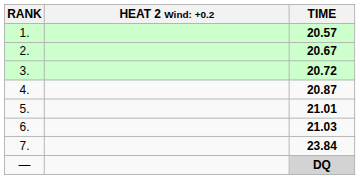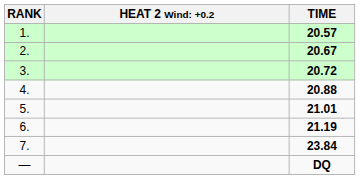(322, 90) 20.87 -> (322, 90) 20.88
(322, 128) 21.03 -> (322, 128) 21.19
(322, 165) lightgrey background -> (322, 165) no background
